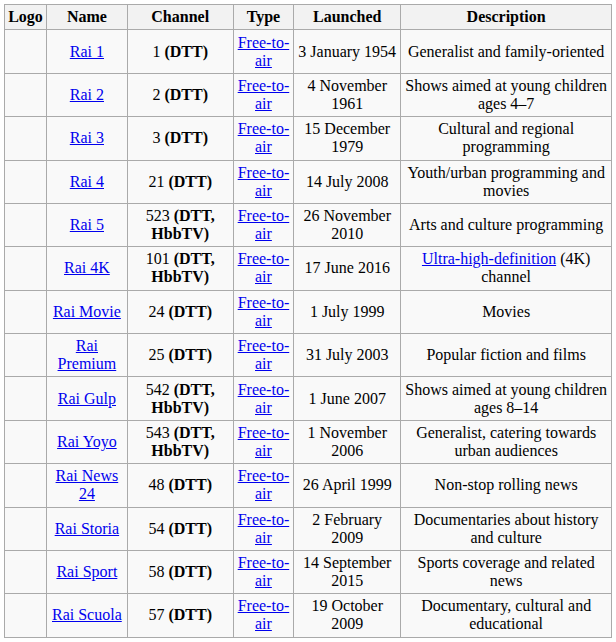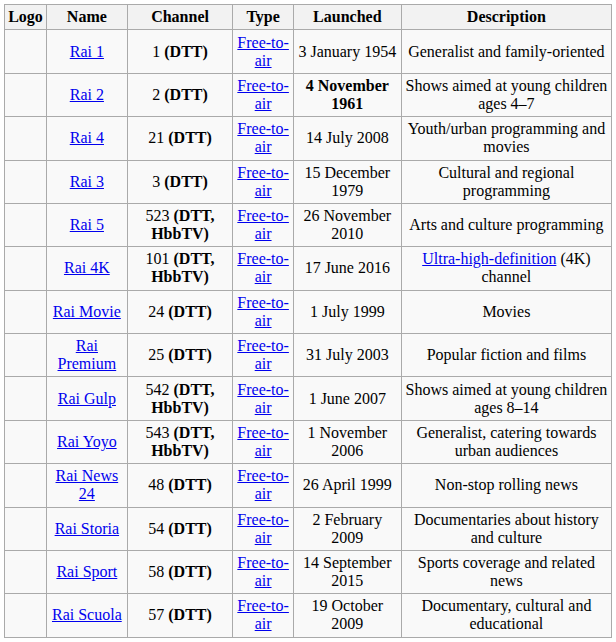(347, 94) normal -> (347, 94) bold
rows swapped: (87, 138) <-> (87, 181)
